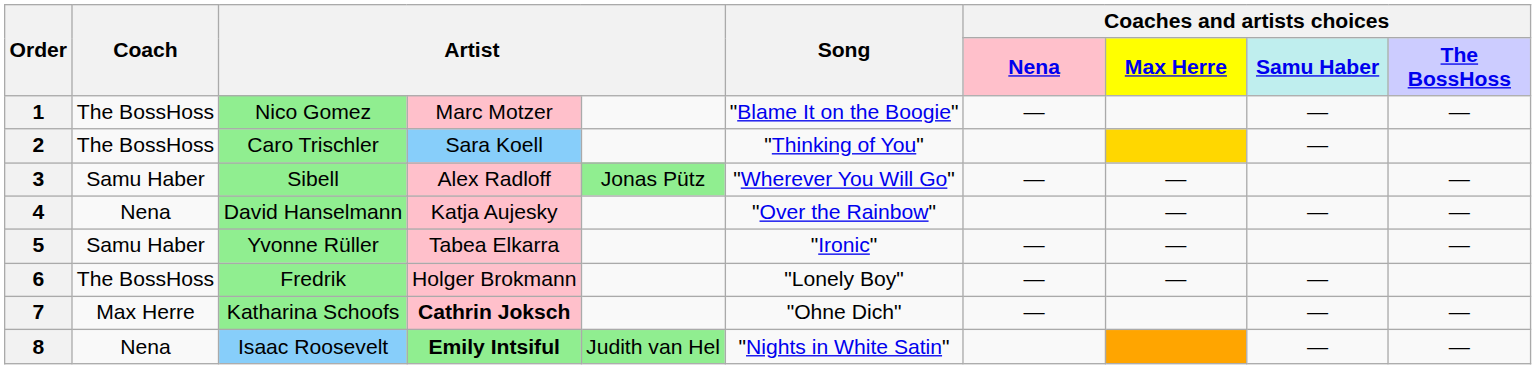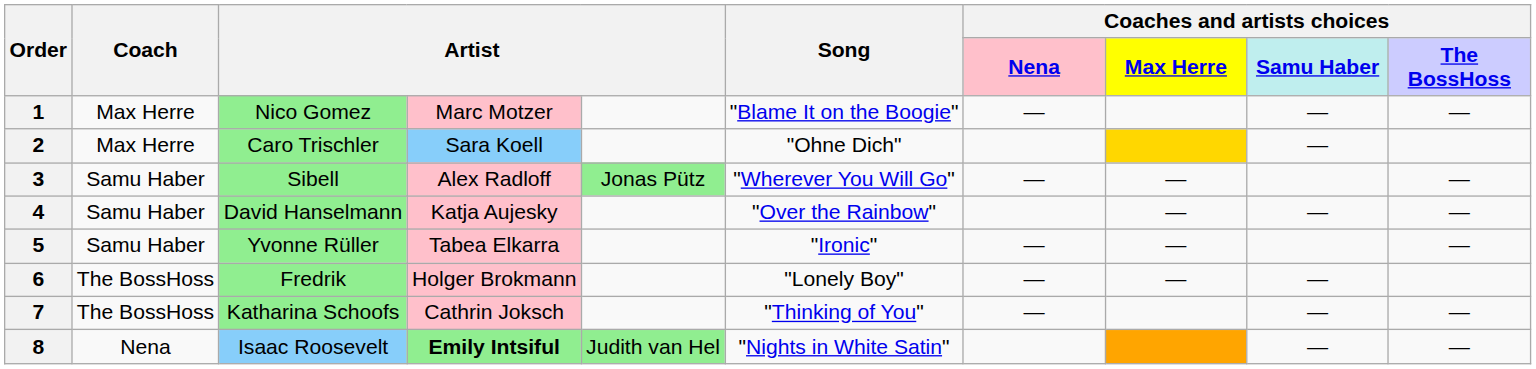(145, 111) The BossHoss -> (145, 111) Max Herre
(145, 145) The BossHoss -> (145, 145) Max Herre
(844, 145) "Thinking of You" -> (844, 145) "Ohne Dich"
(145, 212) Nena -> (145, 212) Samu Haber
(145, 312) Max Herre -> (145, 312) The BossHoss
(494, 312) bold -> (494, 312) normal
(844, 312) "Ohne Dich" -> (844, 312) "Thinking of You"
